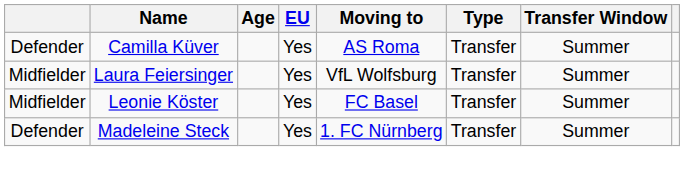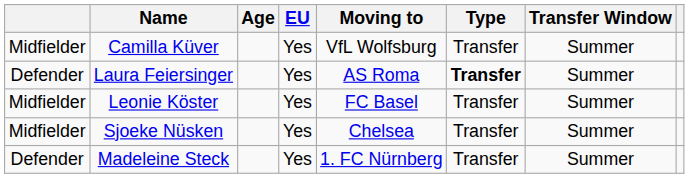(47, 46) Defender -> (47, 46) Midfielder
(381, 46) AS Roma -> (381, 46) VfL Wolfsburg
(47, 74) Midfielder -> (47, 74) Defender
(381, 74) VfL Wolfsburg -> (381, 74) AS Roma
(483, 74) normal -> (486, 74) bold
+ row: (163, 131)
